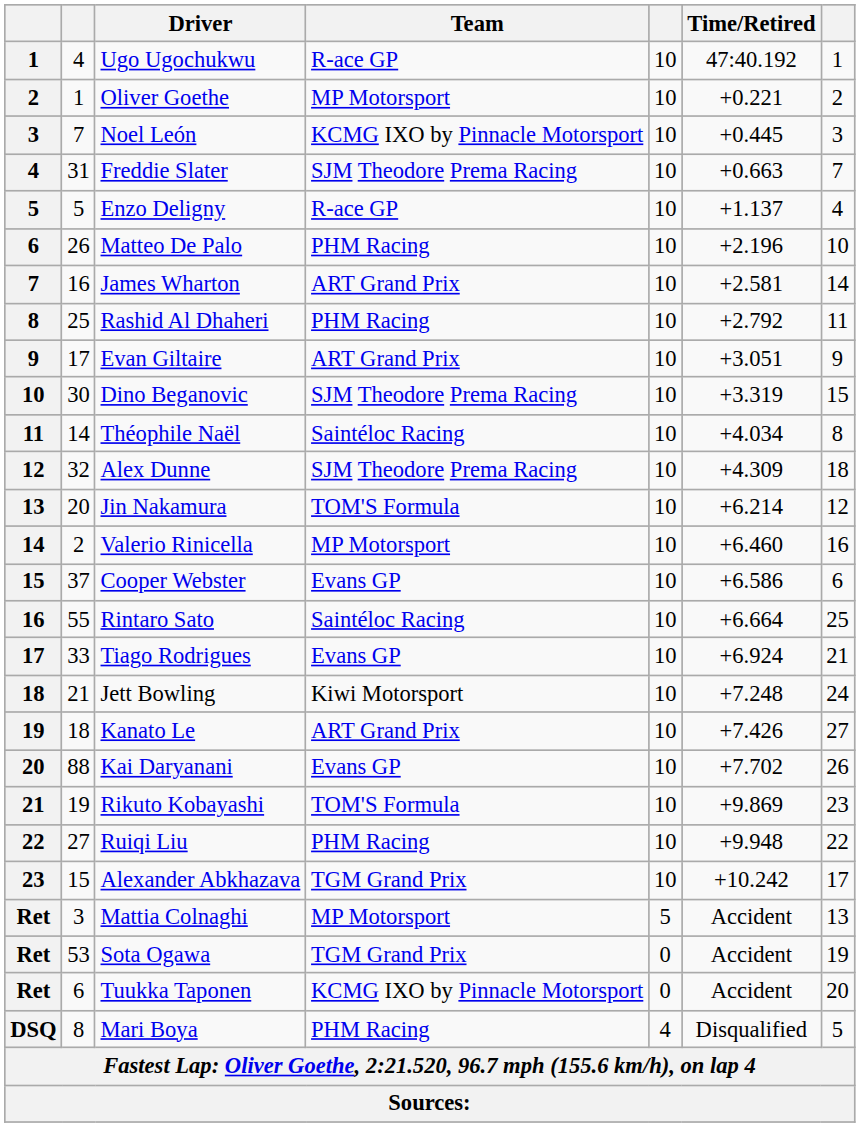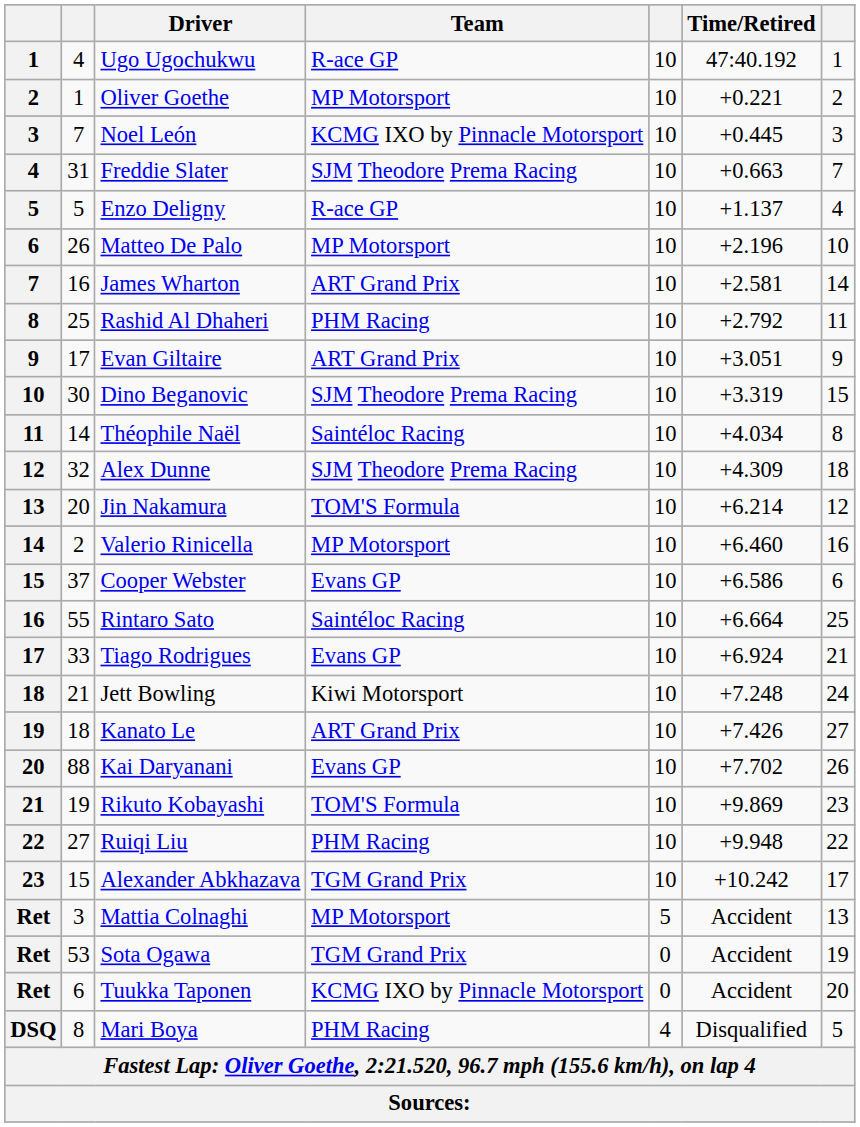(370, 246) PHM Racing -> (381, 246) MP Motorsport
